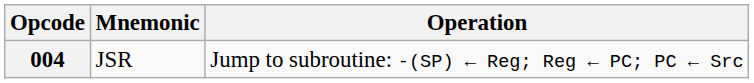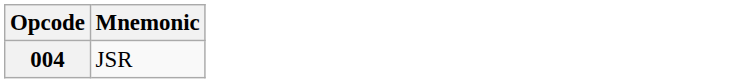- column: (477, 22)
